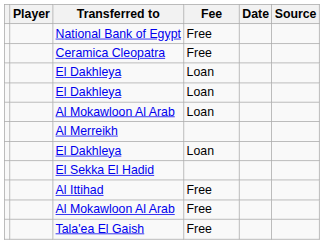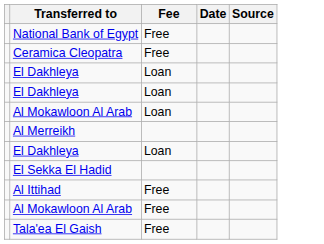- column: (31, 14)
